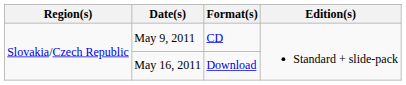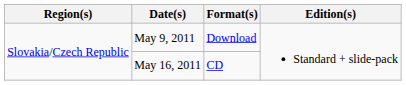(215, 37) CD -> (231, 37) Download
(231, 65) Download -> (215, 65) CD
